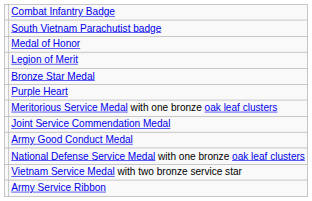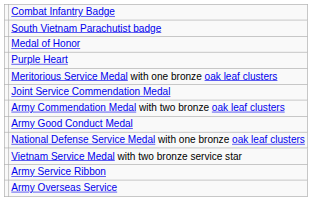- row: (45, 60)
- row: (53, 76)
+ row: (148, 108)
+ row: (64, 188)
